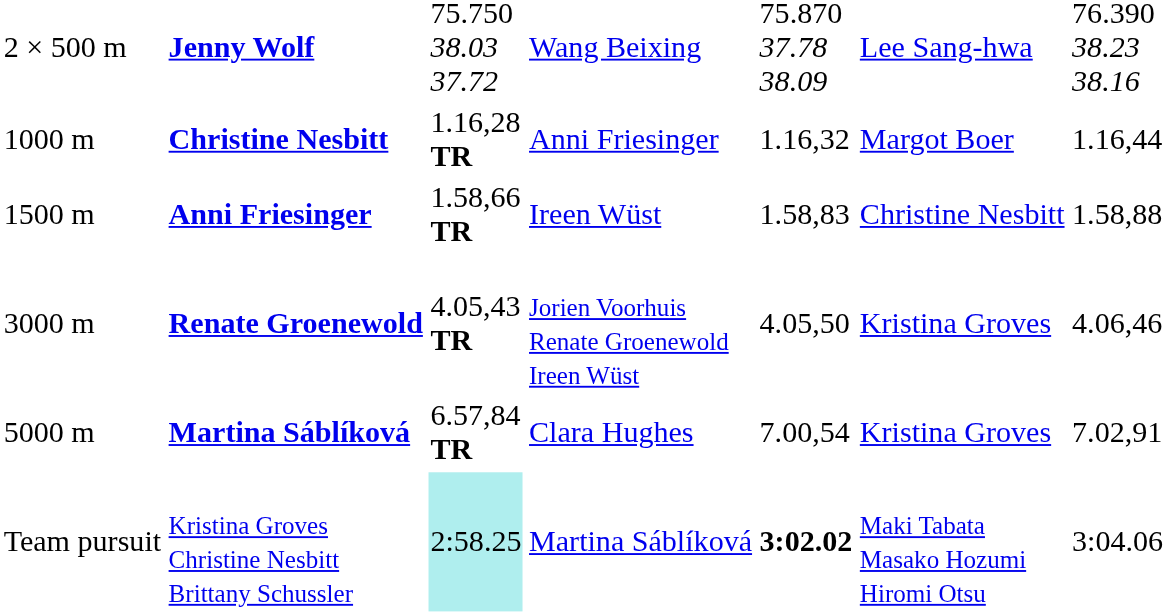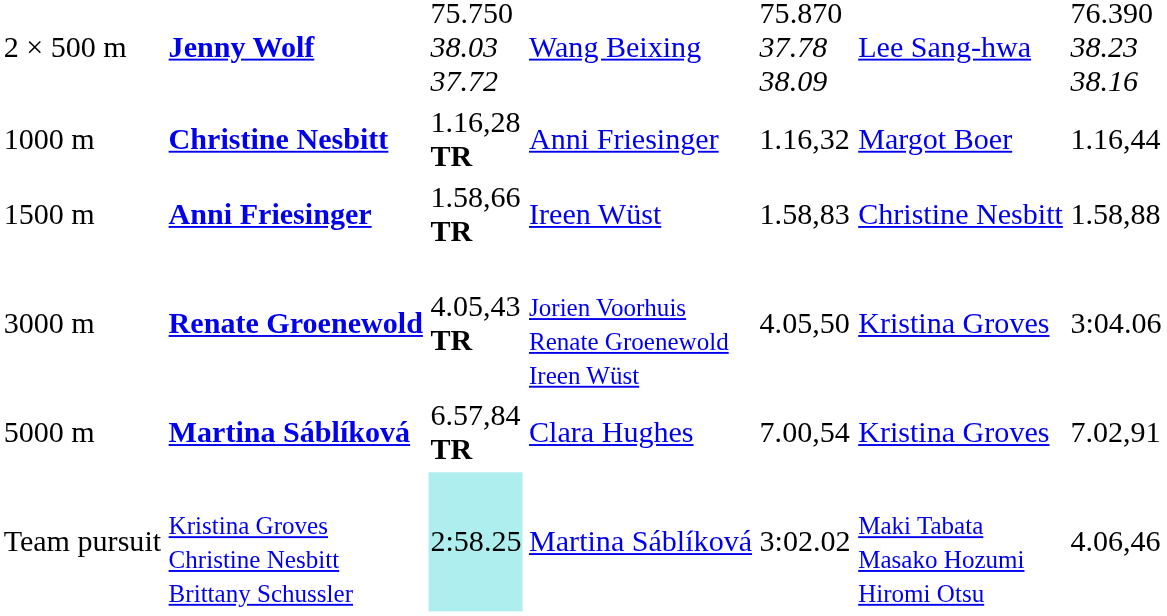(1117, 323) 4.06,46 -> (1116, 323) 3:04.06
(806, 541) bold -> (805, 541) normal
(1118, 541) 3:04.06 -> (1116, 541) 4.06,46
